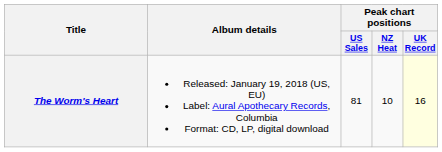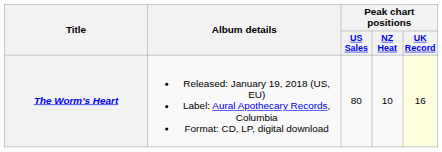(356, 101) 81 -> (356, 101) 80
